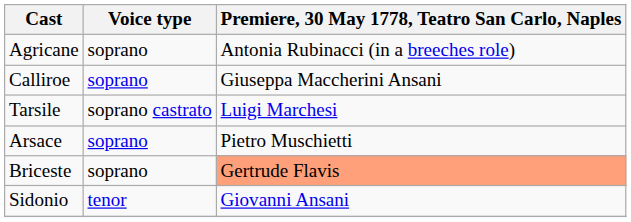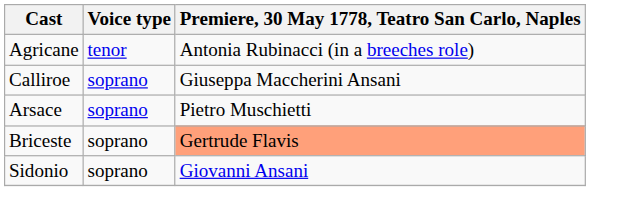(118, 49) soprano -> (107, 49) tenor
- row: (35, 110)
(107, 200) tenor -> (118, 170) soprano
